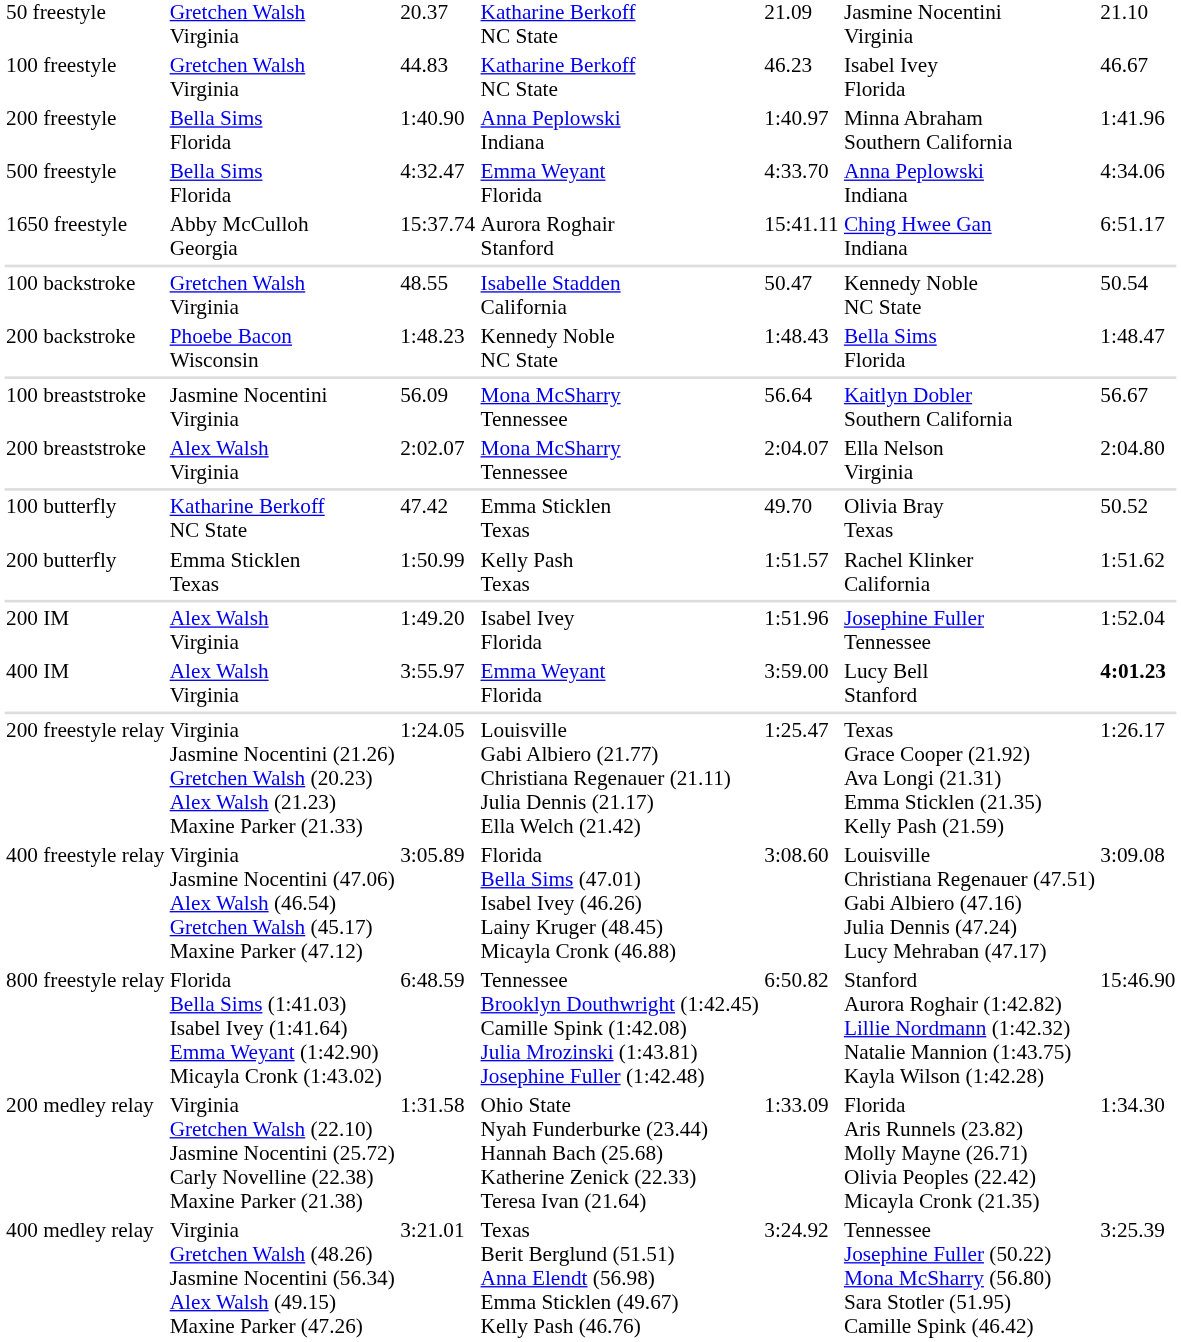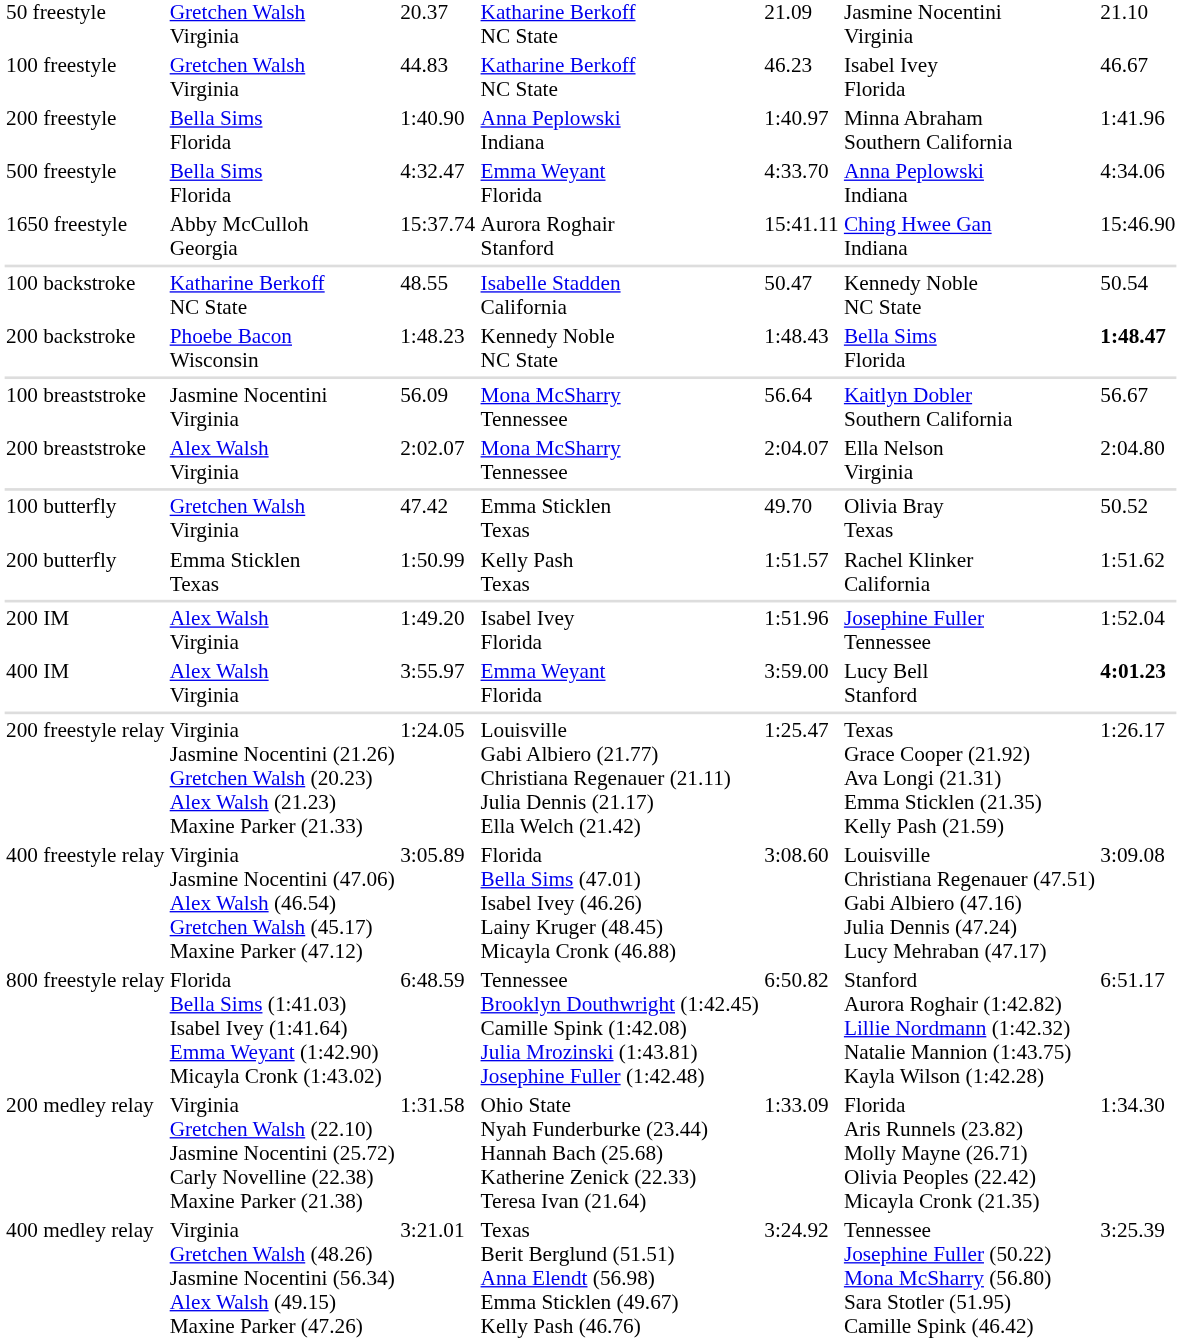(1133, 224) 6:51.17 -> (1138, 224) 15:46.90
(237, 295) Gretchen Walsh Virginia -> (247, 295) Katharine Berkoff NC State
(1133, 336) normal -> (1133, 336) bold
(247, 518) Katharine Berkoff NC State -> (237, 518) Gretchen Walsh Virginia
(1138, 980) 15:46.90 -> (1133, 980) 6:51.17
